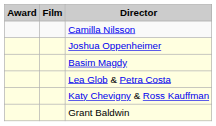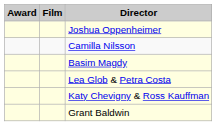rows swapped: (115, 46) <-> (102, 29)
